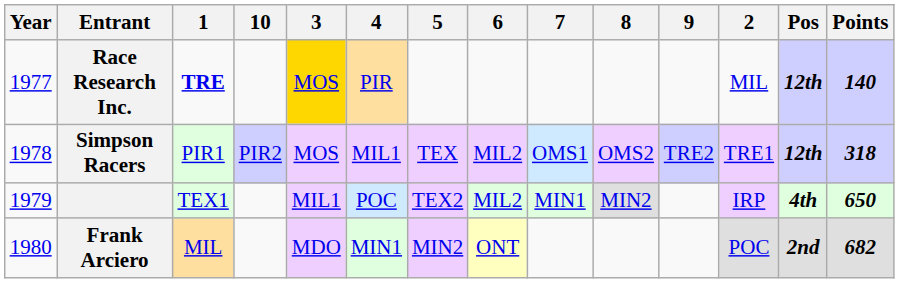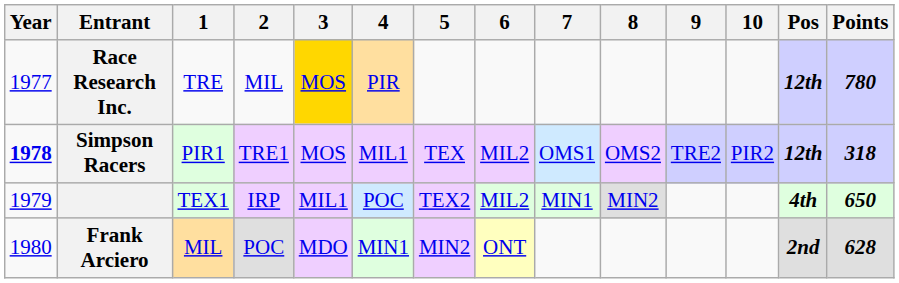columns swapped: (749, 22) <-> (260, 22)
(203, 81) bold -> (203, 81) normal
(860, 81) 140 -> (860, 81) 780
(31, 153) normal -> (31, 153) bold
(860, 247) 682 -> (860, 247) 628
